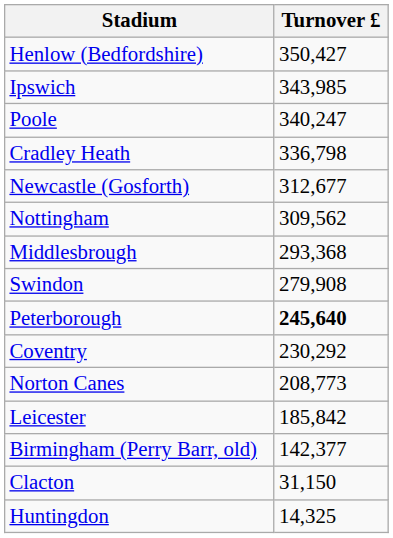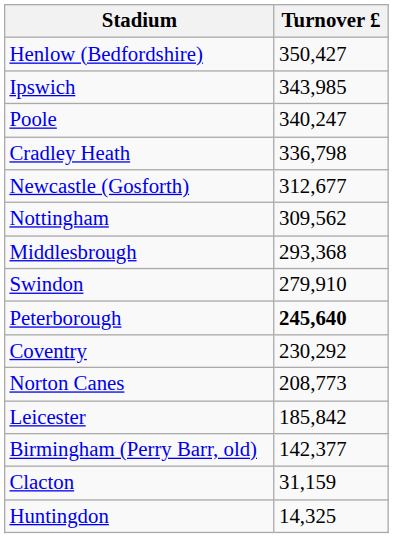(313, 284) 279,908 -> (313, 284) 279,910
(308, 482) 31,150 -> (308, 482) 31,159
